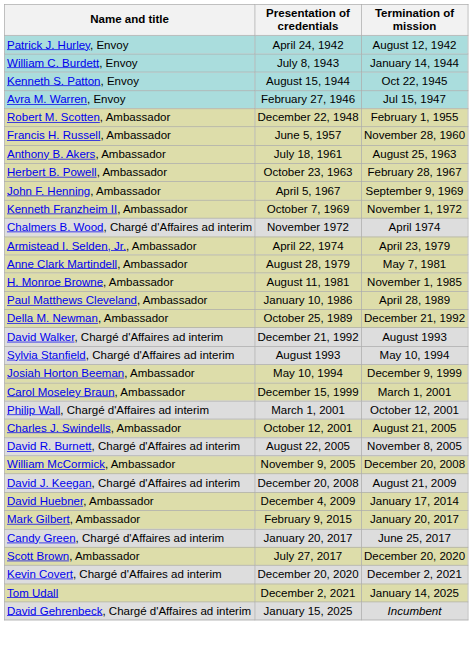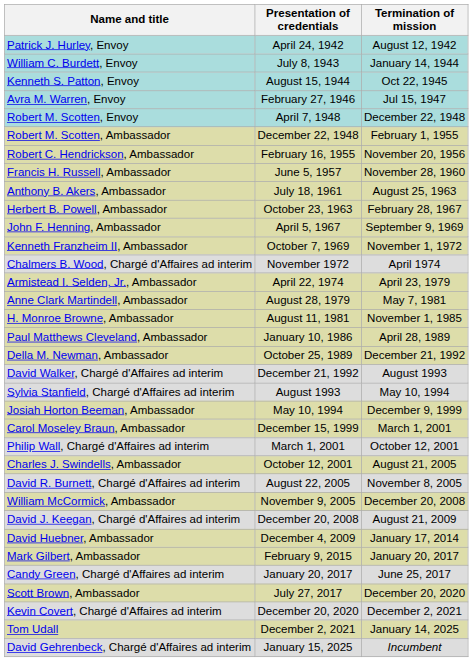+ row: (73, 117)
+ row: (100, 154)
